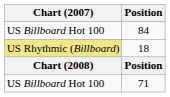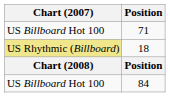rows swapped: (143, 30) <-> (143, 83)
